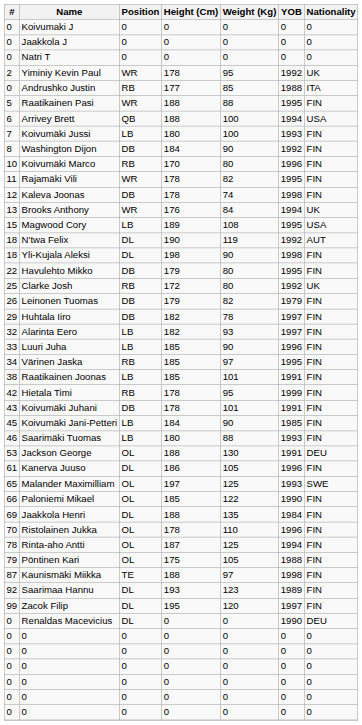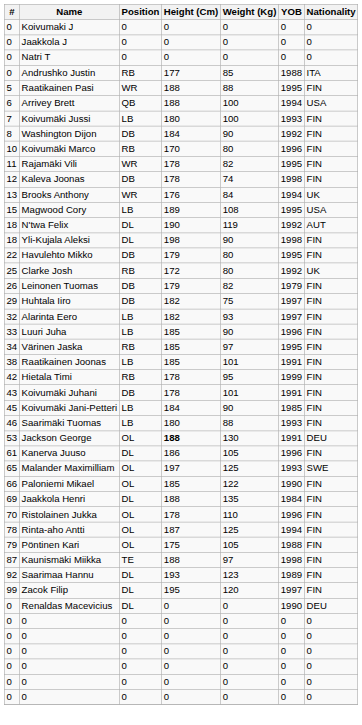- row: (9, 73)
(228, 316) 78 -> (228, 301) 75
(172, 453) normal -> (172, 438) bold
